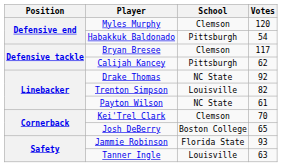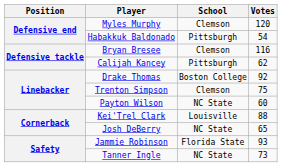(263, 50) 117 -> (263, 50) 116
(213, 77) NC State -> (213, 77) Boston College
(213, 90) Louisville -> (213, 90) Clemson
(263, 90) 82 -> (263, 90) 75
(263, 103) 61 -> (263, 103) 60
(213, 116) Clemson -> (213, 116) Louisville
(263, 116) 70 -> (263, 116) 88
(213, 129) Boston College -> (213, 129) NC State
(213, 155) Louisville -> (213, 155) NC State
(263, 155) 63 -> (263, 155) 73
